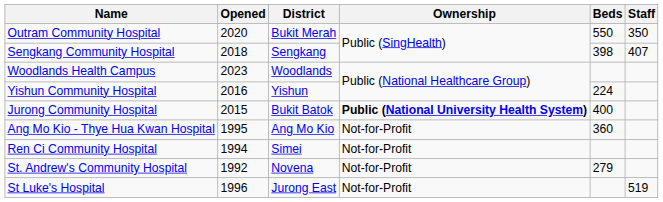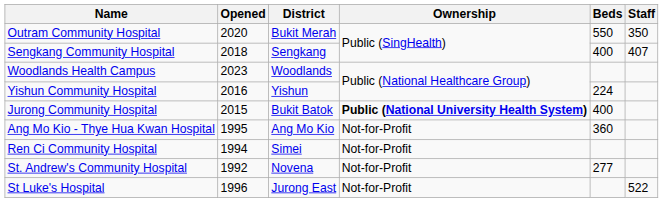(603, 52) 398 -> (603, 52) 400
(603, 168) 279 -> (603, 168) 277
(638, 187) 519 -> (638, 187) 522
